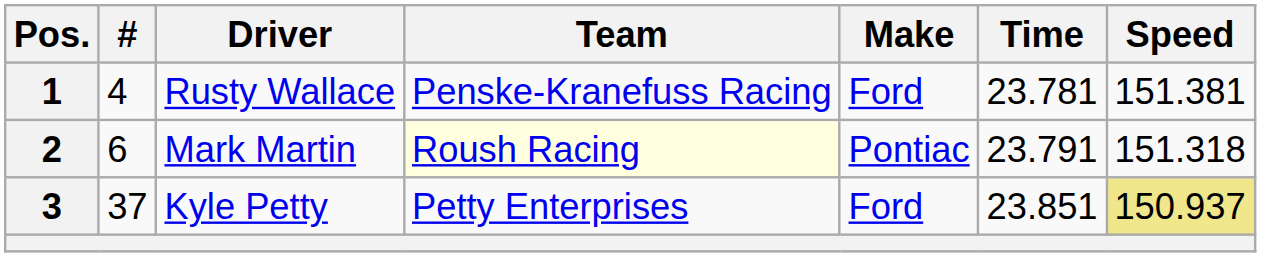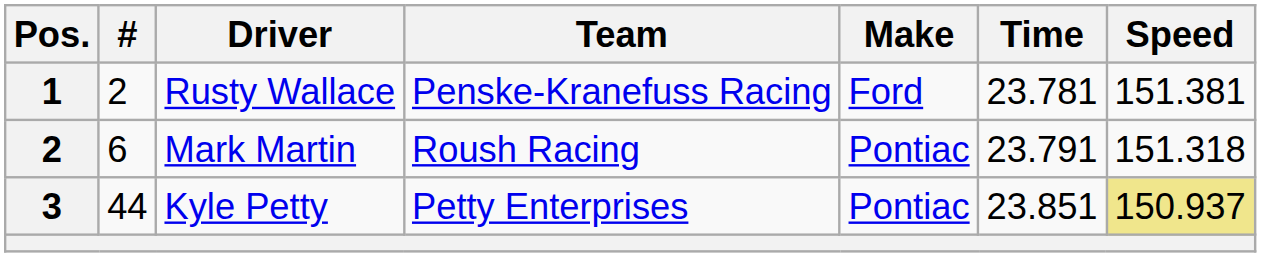(117, 92) 4 -> (117, 92) 2
(526, 149) lightyellow background -> (526, 149) no background
(127, 207) 37 -> (127, 207) 44
(886, 207) Ford -> (909, 207) Pontiac
